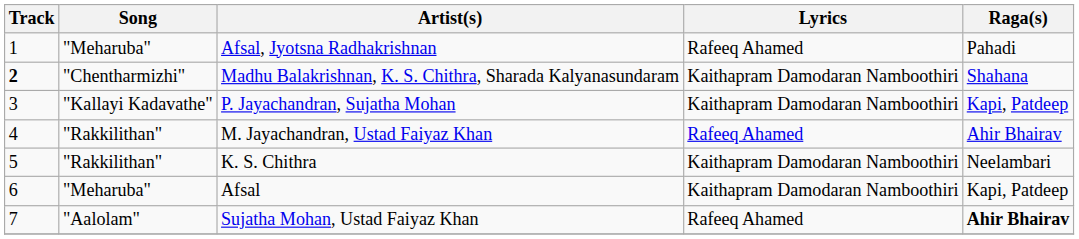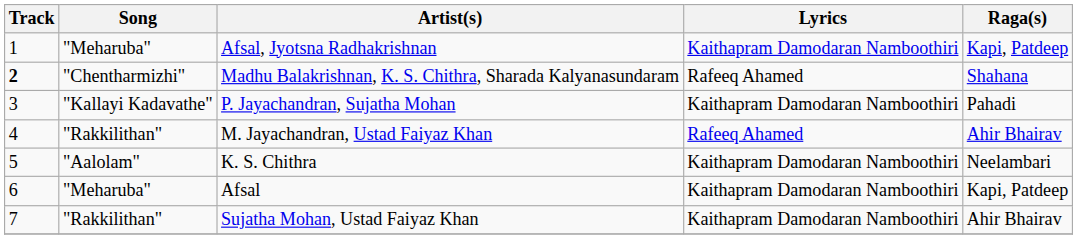(745, 47) Rafeeq Ahamed -> (823, 47) Kaithapram Damodaran Namboothiri
(991, 47) Pahadi -> (1017, 47) Kapi, Patdeep
(823, 76) Kaithapram Damodaran Namboothiri -> (745, 76) Rafeeq Ahamed
(1017, 104) Kapi, Patdeep -> (991, 104) Pahadi
(112, 162) "Rakkilithan" -> (101, 162) "Aalolam"
(101, 219) "Aalolam" -> (112, 219) "Rakkilithan"
(745, 219) Rafeeq Ahamed -> (823, 219) Kaithapram Damodaran Namboothiri
(1018, 219) bold -> (1014, 219) normal
